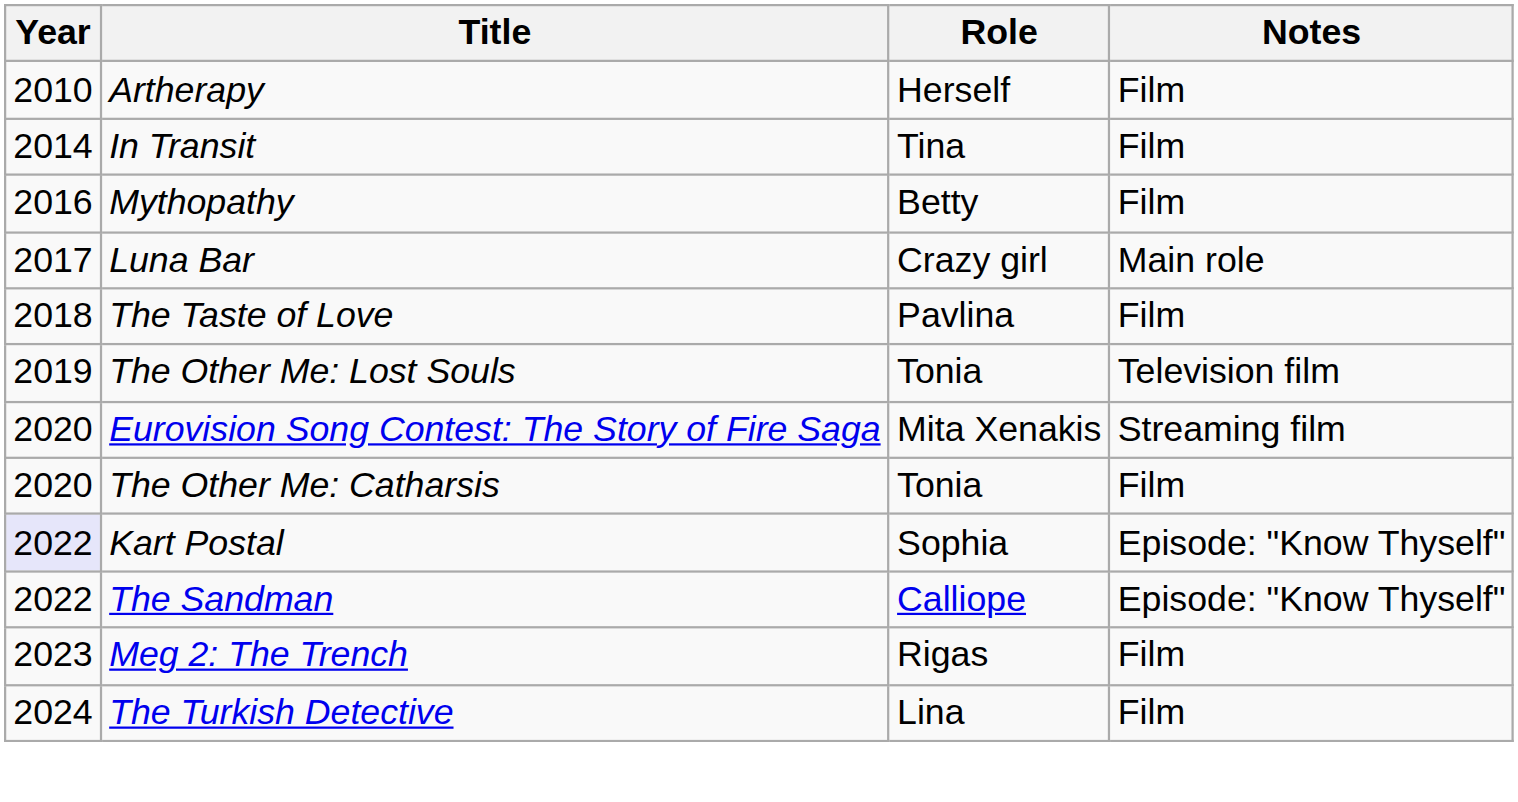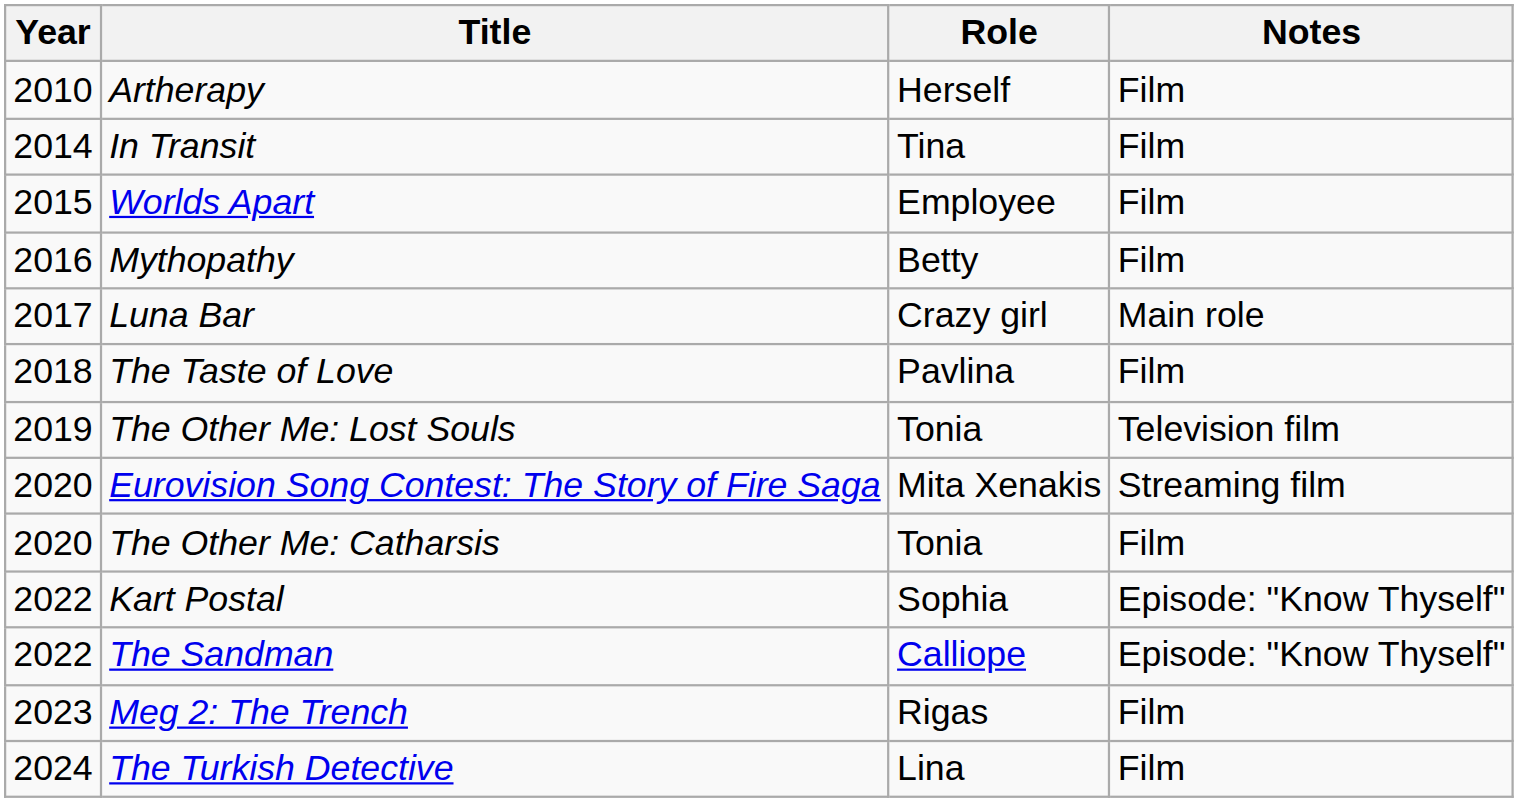+ row: (212, 202)
(53, 542) lavender background -> (53, 598) no background
